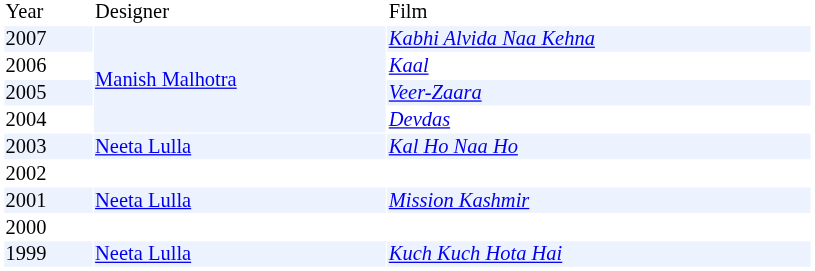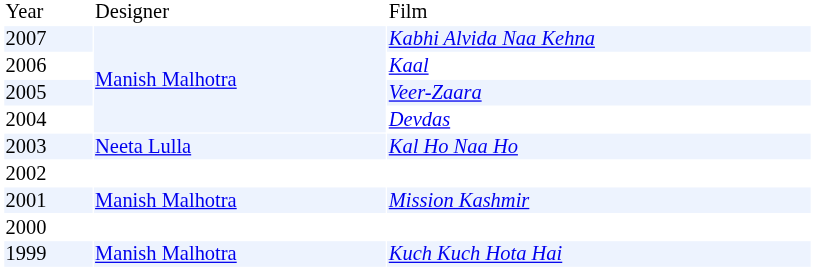(143, 200) Neeta Lulla -> (166, 200) Manish Malhotra
(143, 253) Neeta Lulla -> (166, 253) Manish Malhotra
